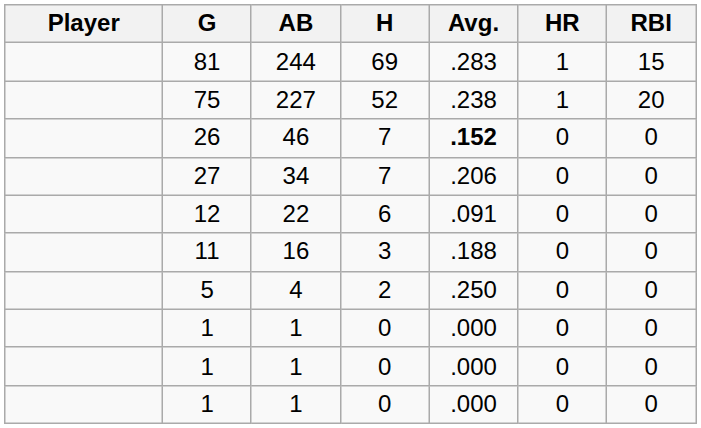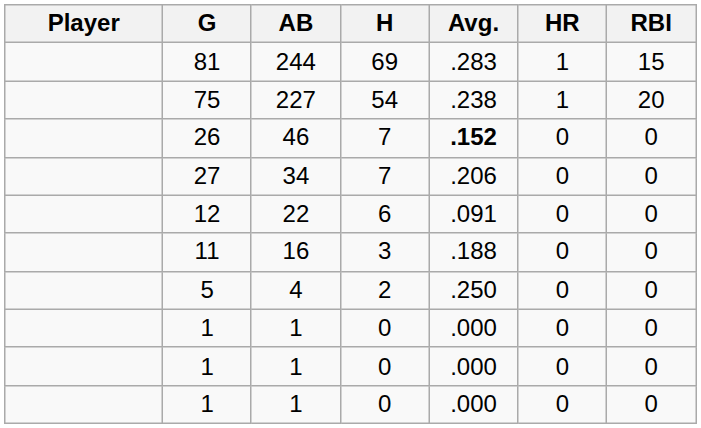(385, 99) 52 -> (385, 99) 54
